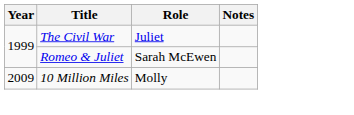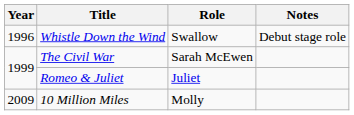+ row: (103, 36)
(149, 36) Juliet -> (212, 57) Sarah McEwen
(176, 57) Sarah McEwen -> (186, 78) Juliet
